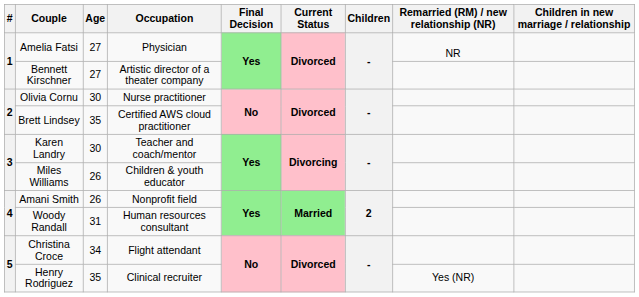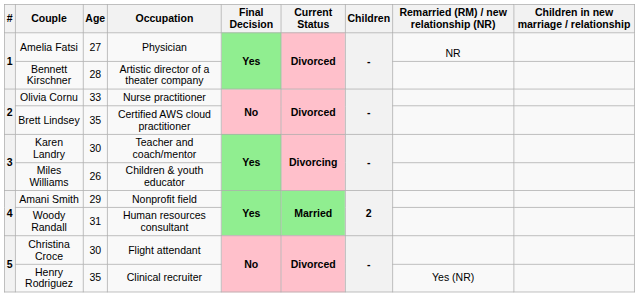(95, 75) 27 -> (95, 75) 28
(95, 98) 30 -> (95, 98) 33
(95, 199) 26 -> (95, 199) 29
(95, 250) 34 -> (95, 250) 30
